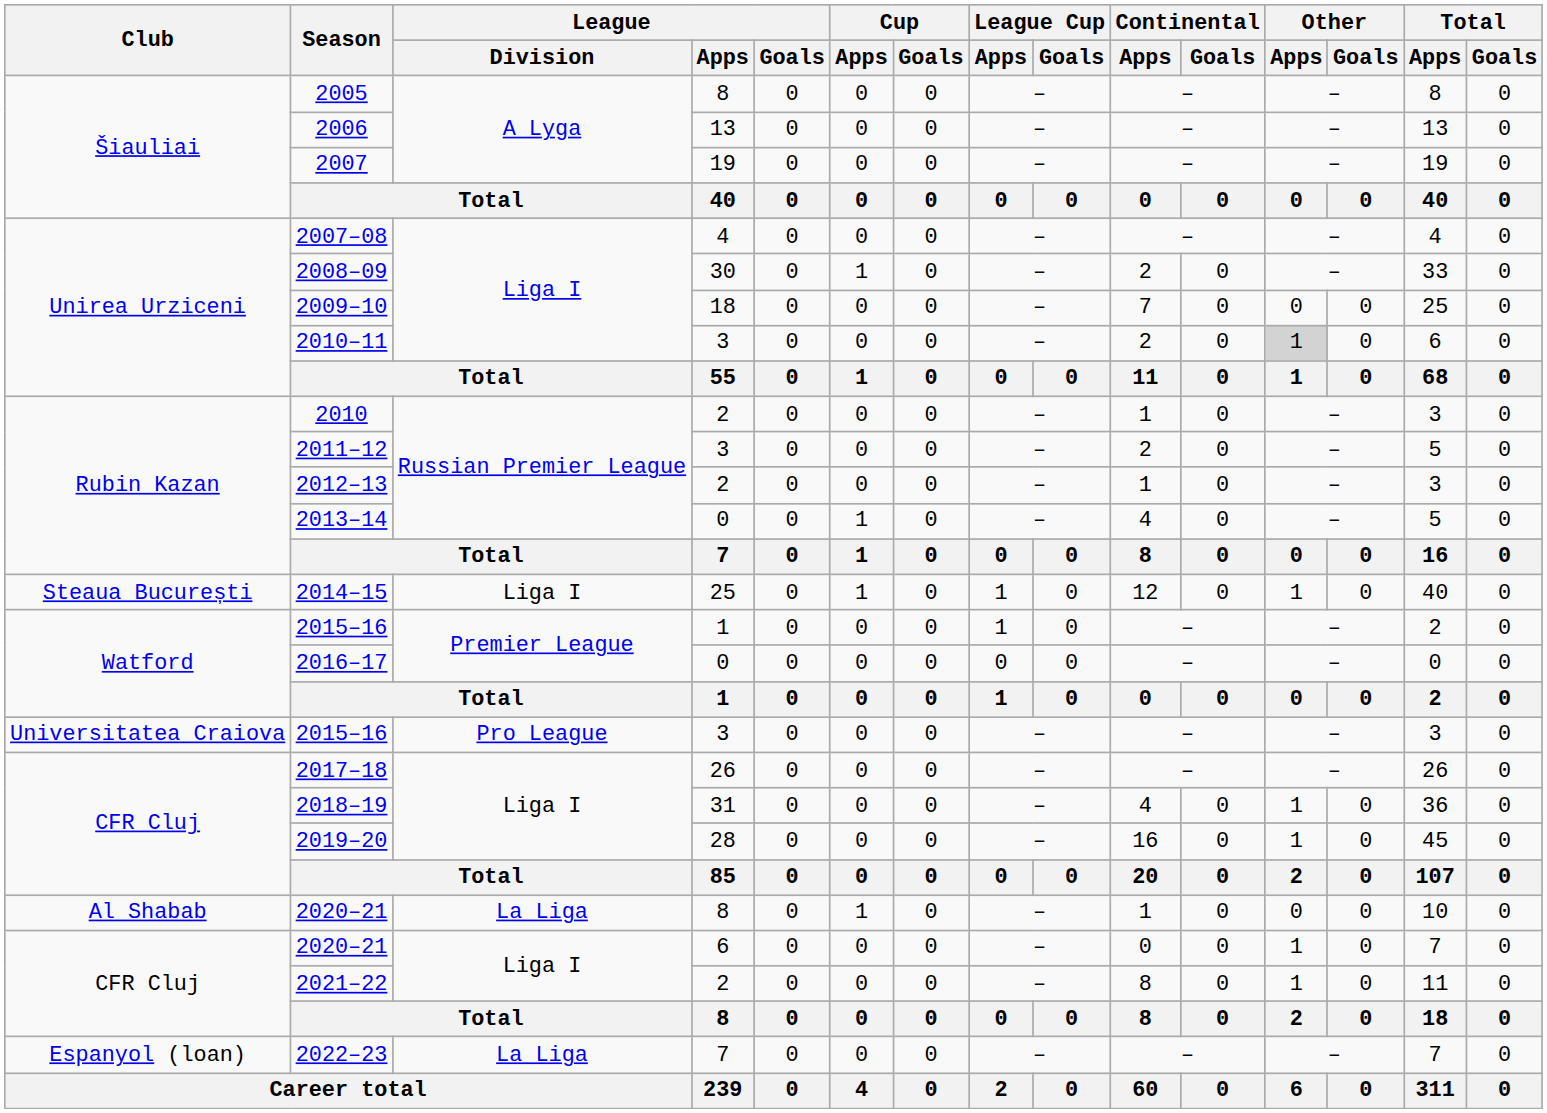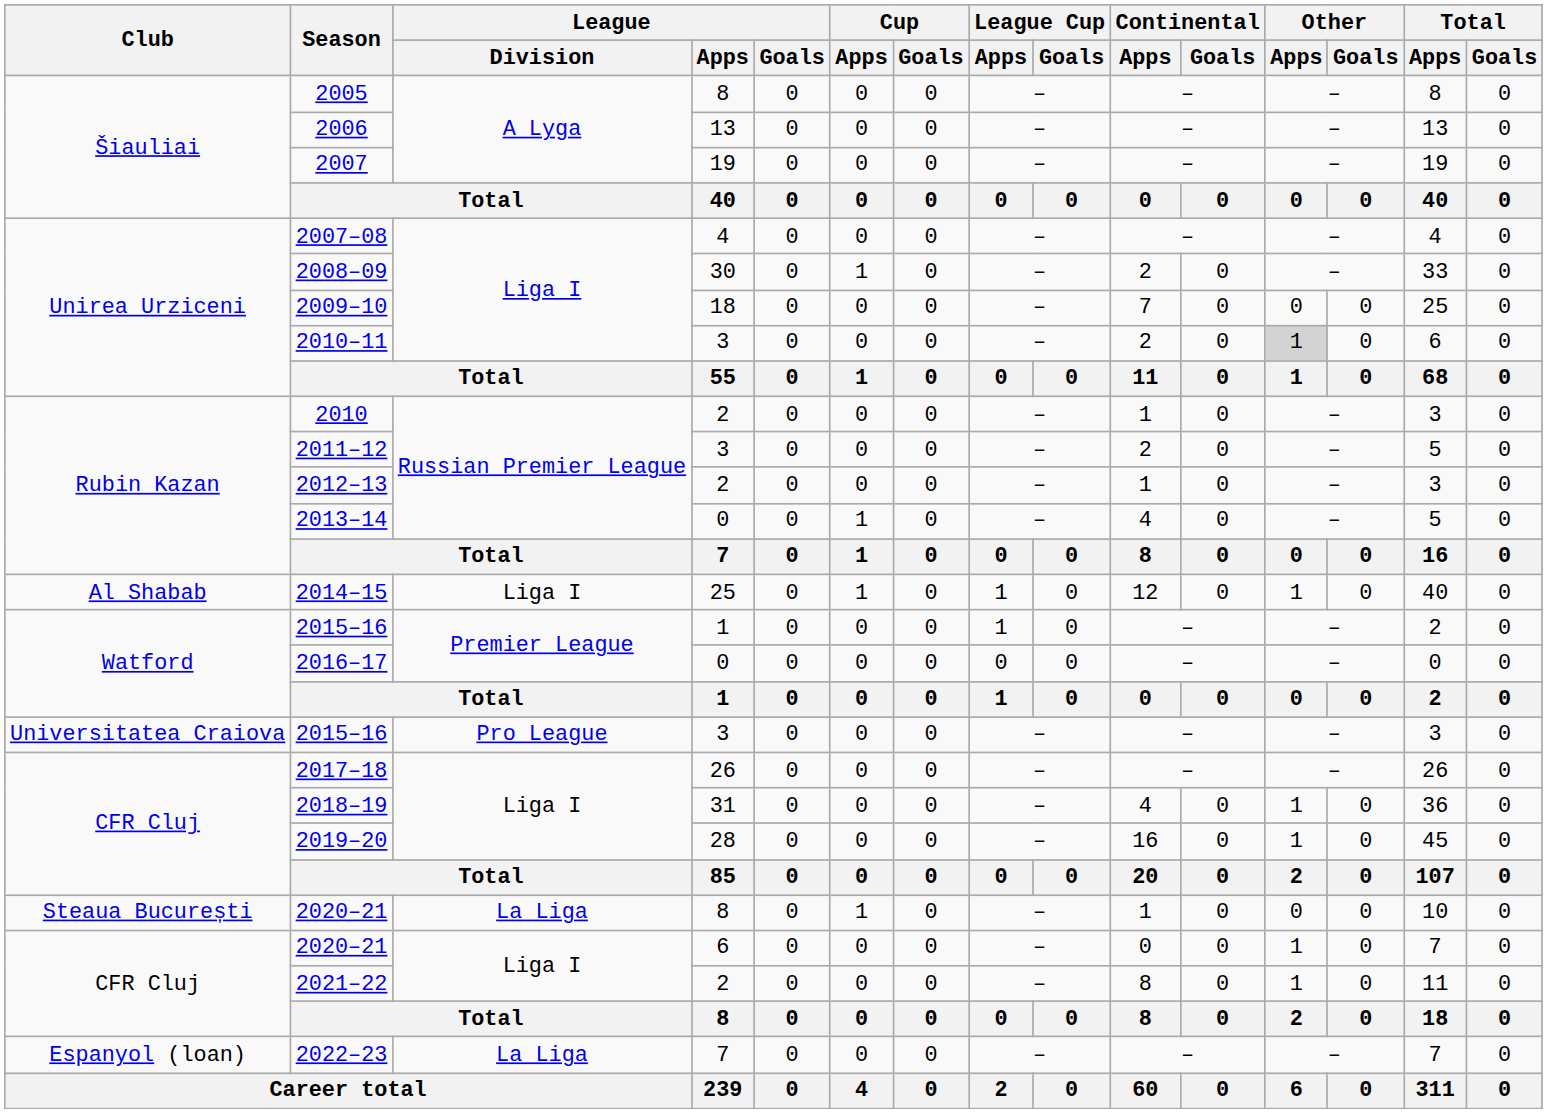(148, 592) Steaua București -> (148, 592) Al Shabab
(148, 913) Al Shabab -> (148, 913) Steaua București
